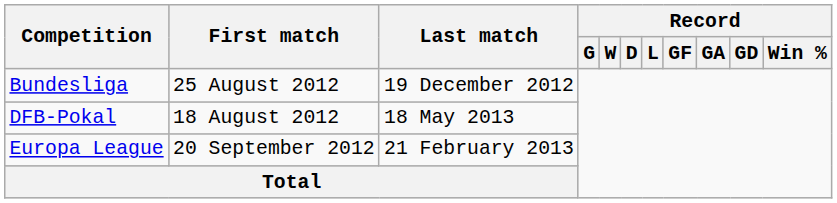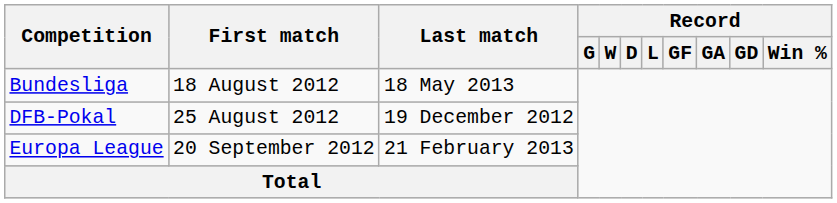(256, 85) 25 August 2012 -> (256, 85) 18 August 2012
(479, 85) 19 December 2012 -> (449, 85) 18 May 2013
(256, 117) 18 August 2012 -> (256, 117) 25 August 2012
(449, 117) 18 May 2013 -> (479, 117) 19 December 2012
